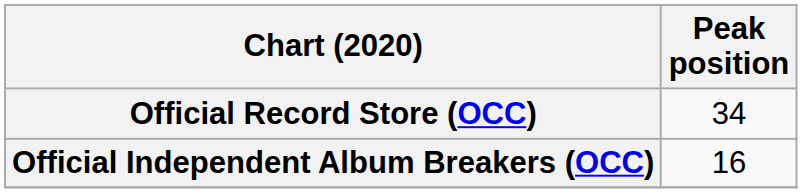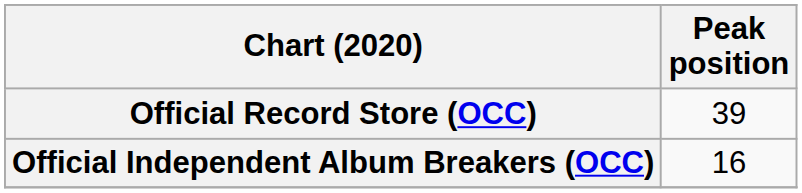(729, 113) 34 -> (729, 113) 39
